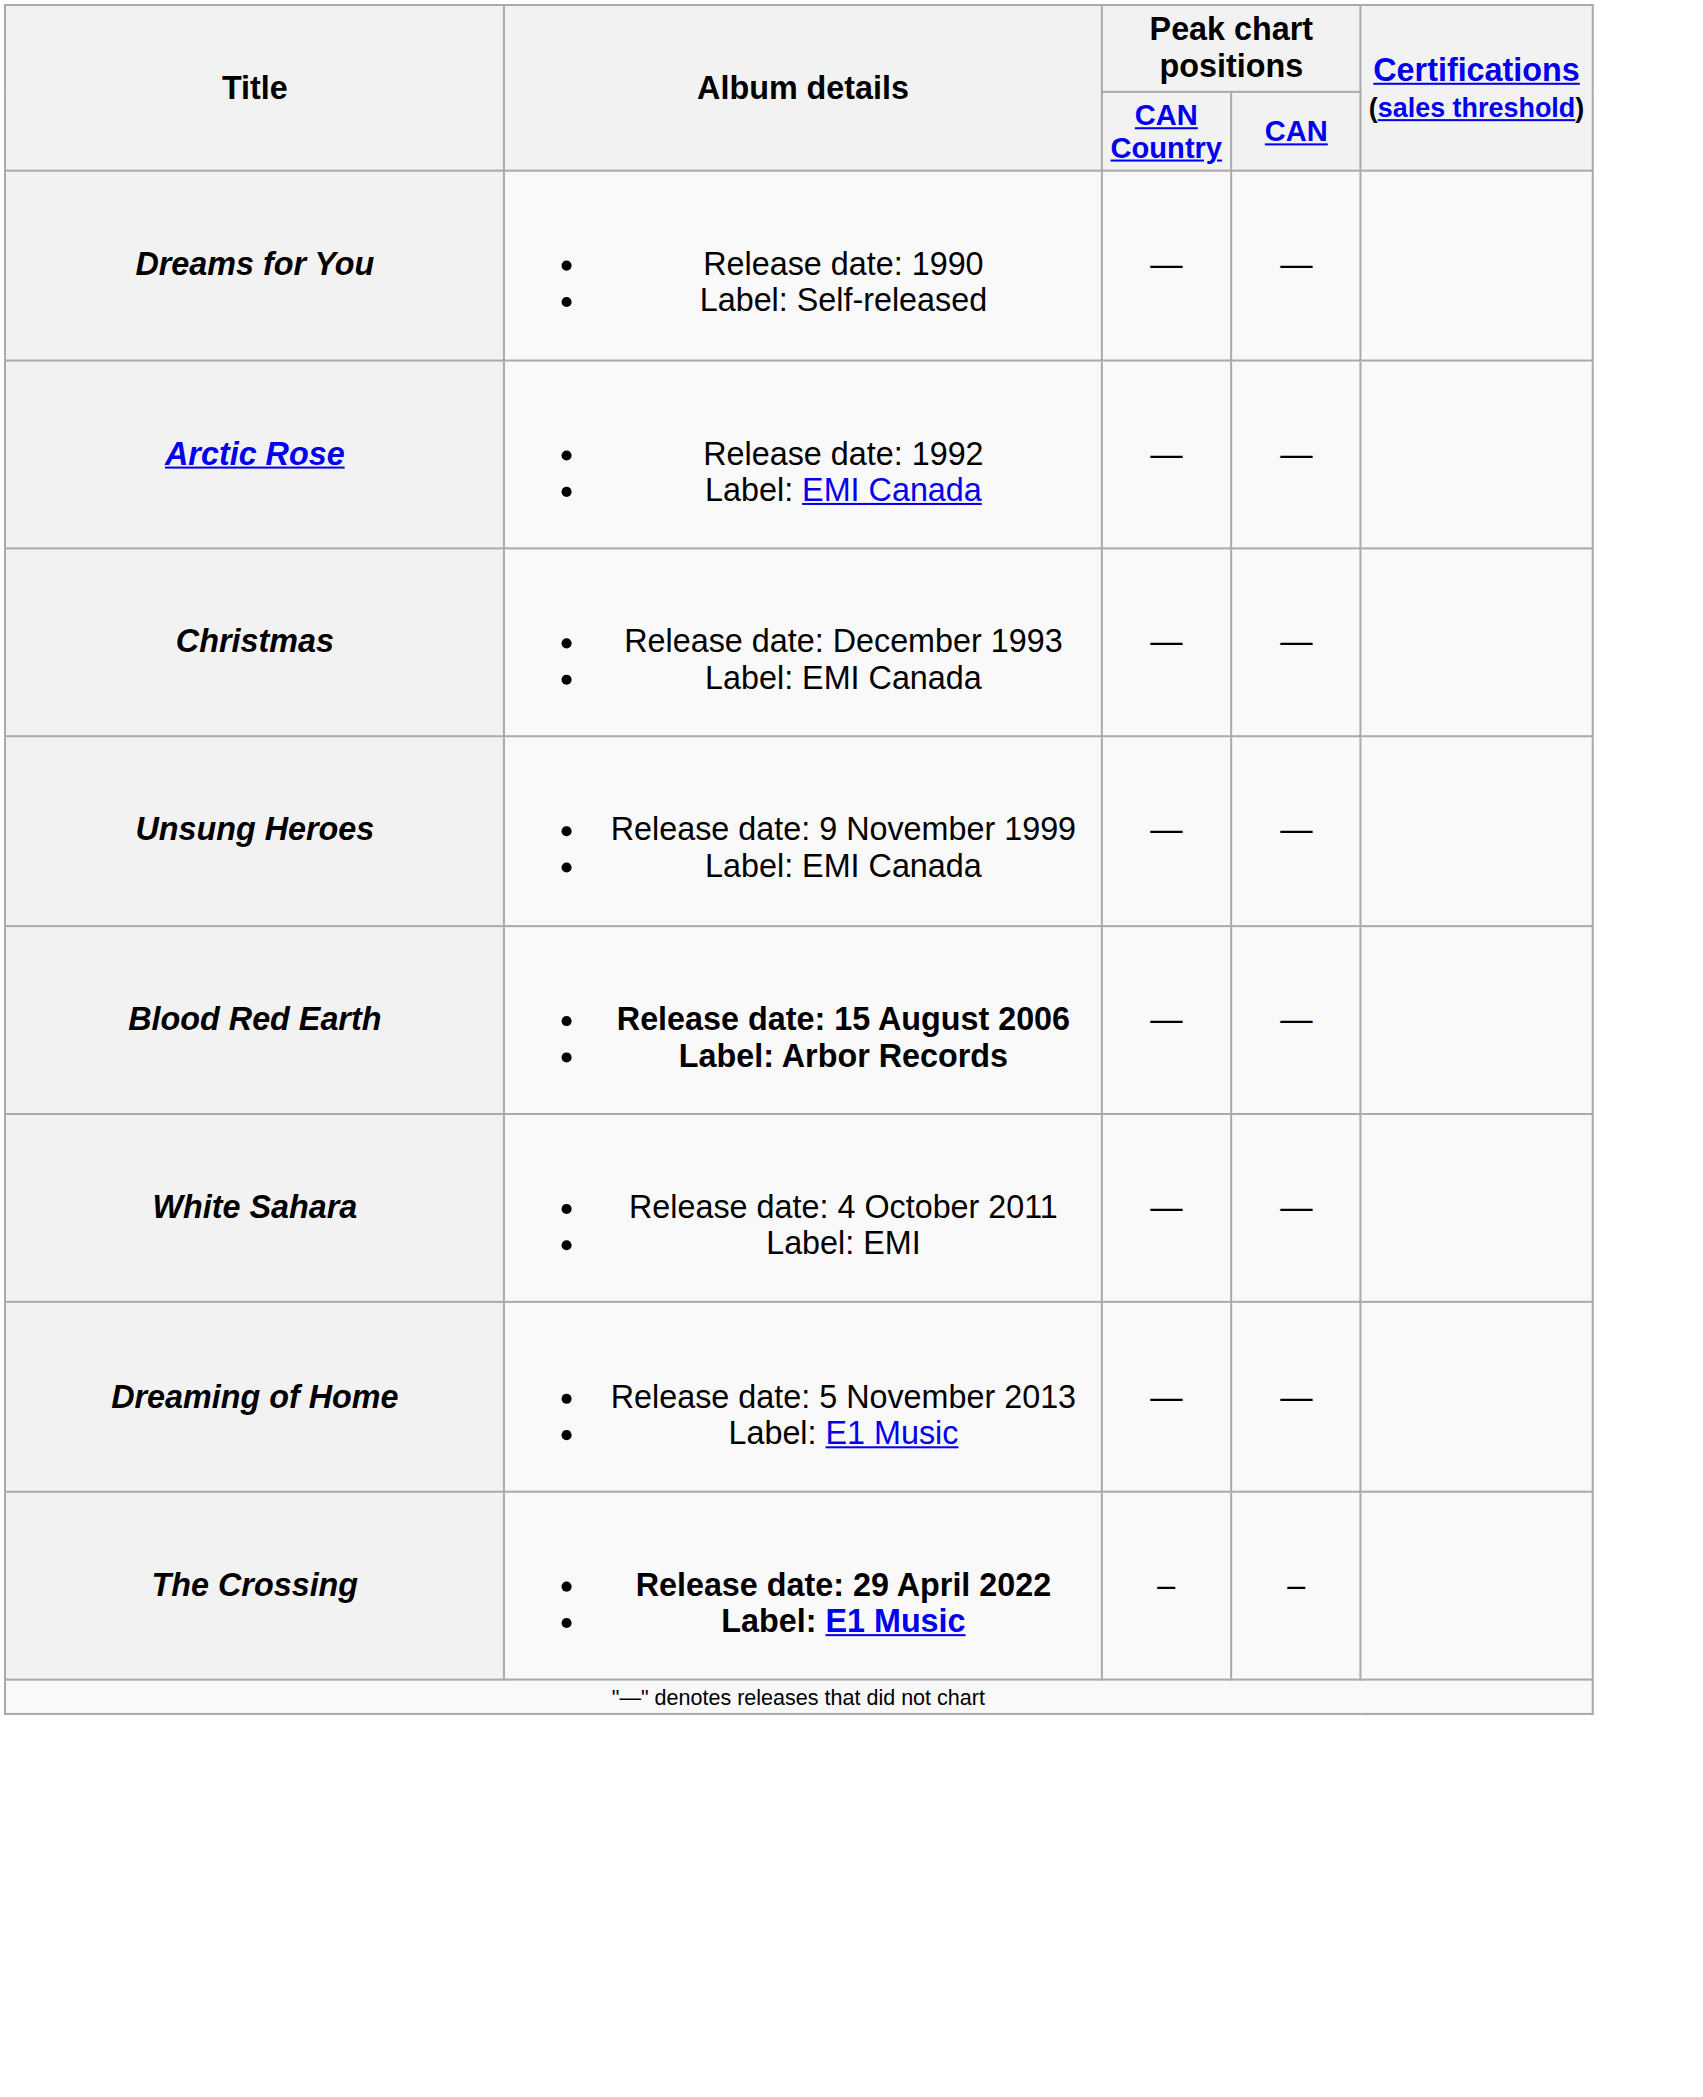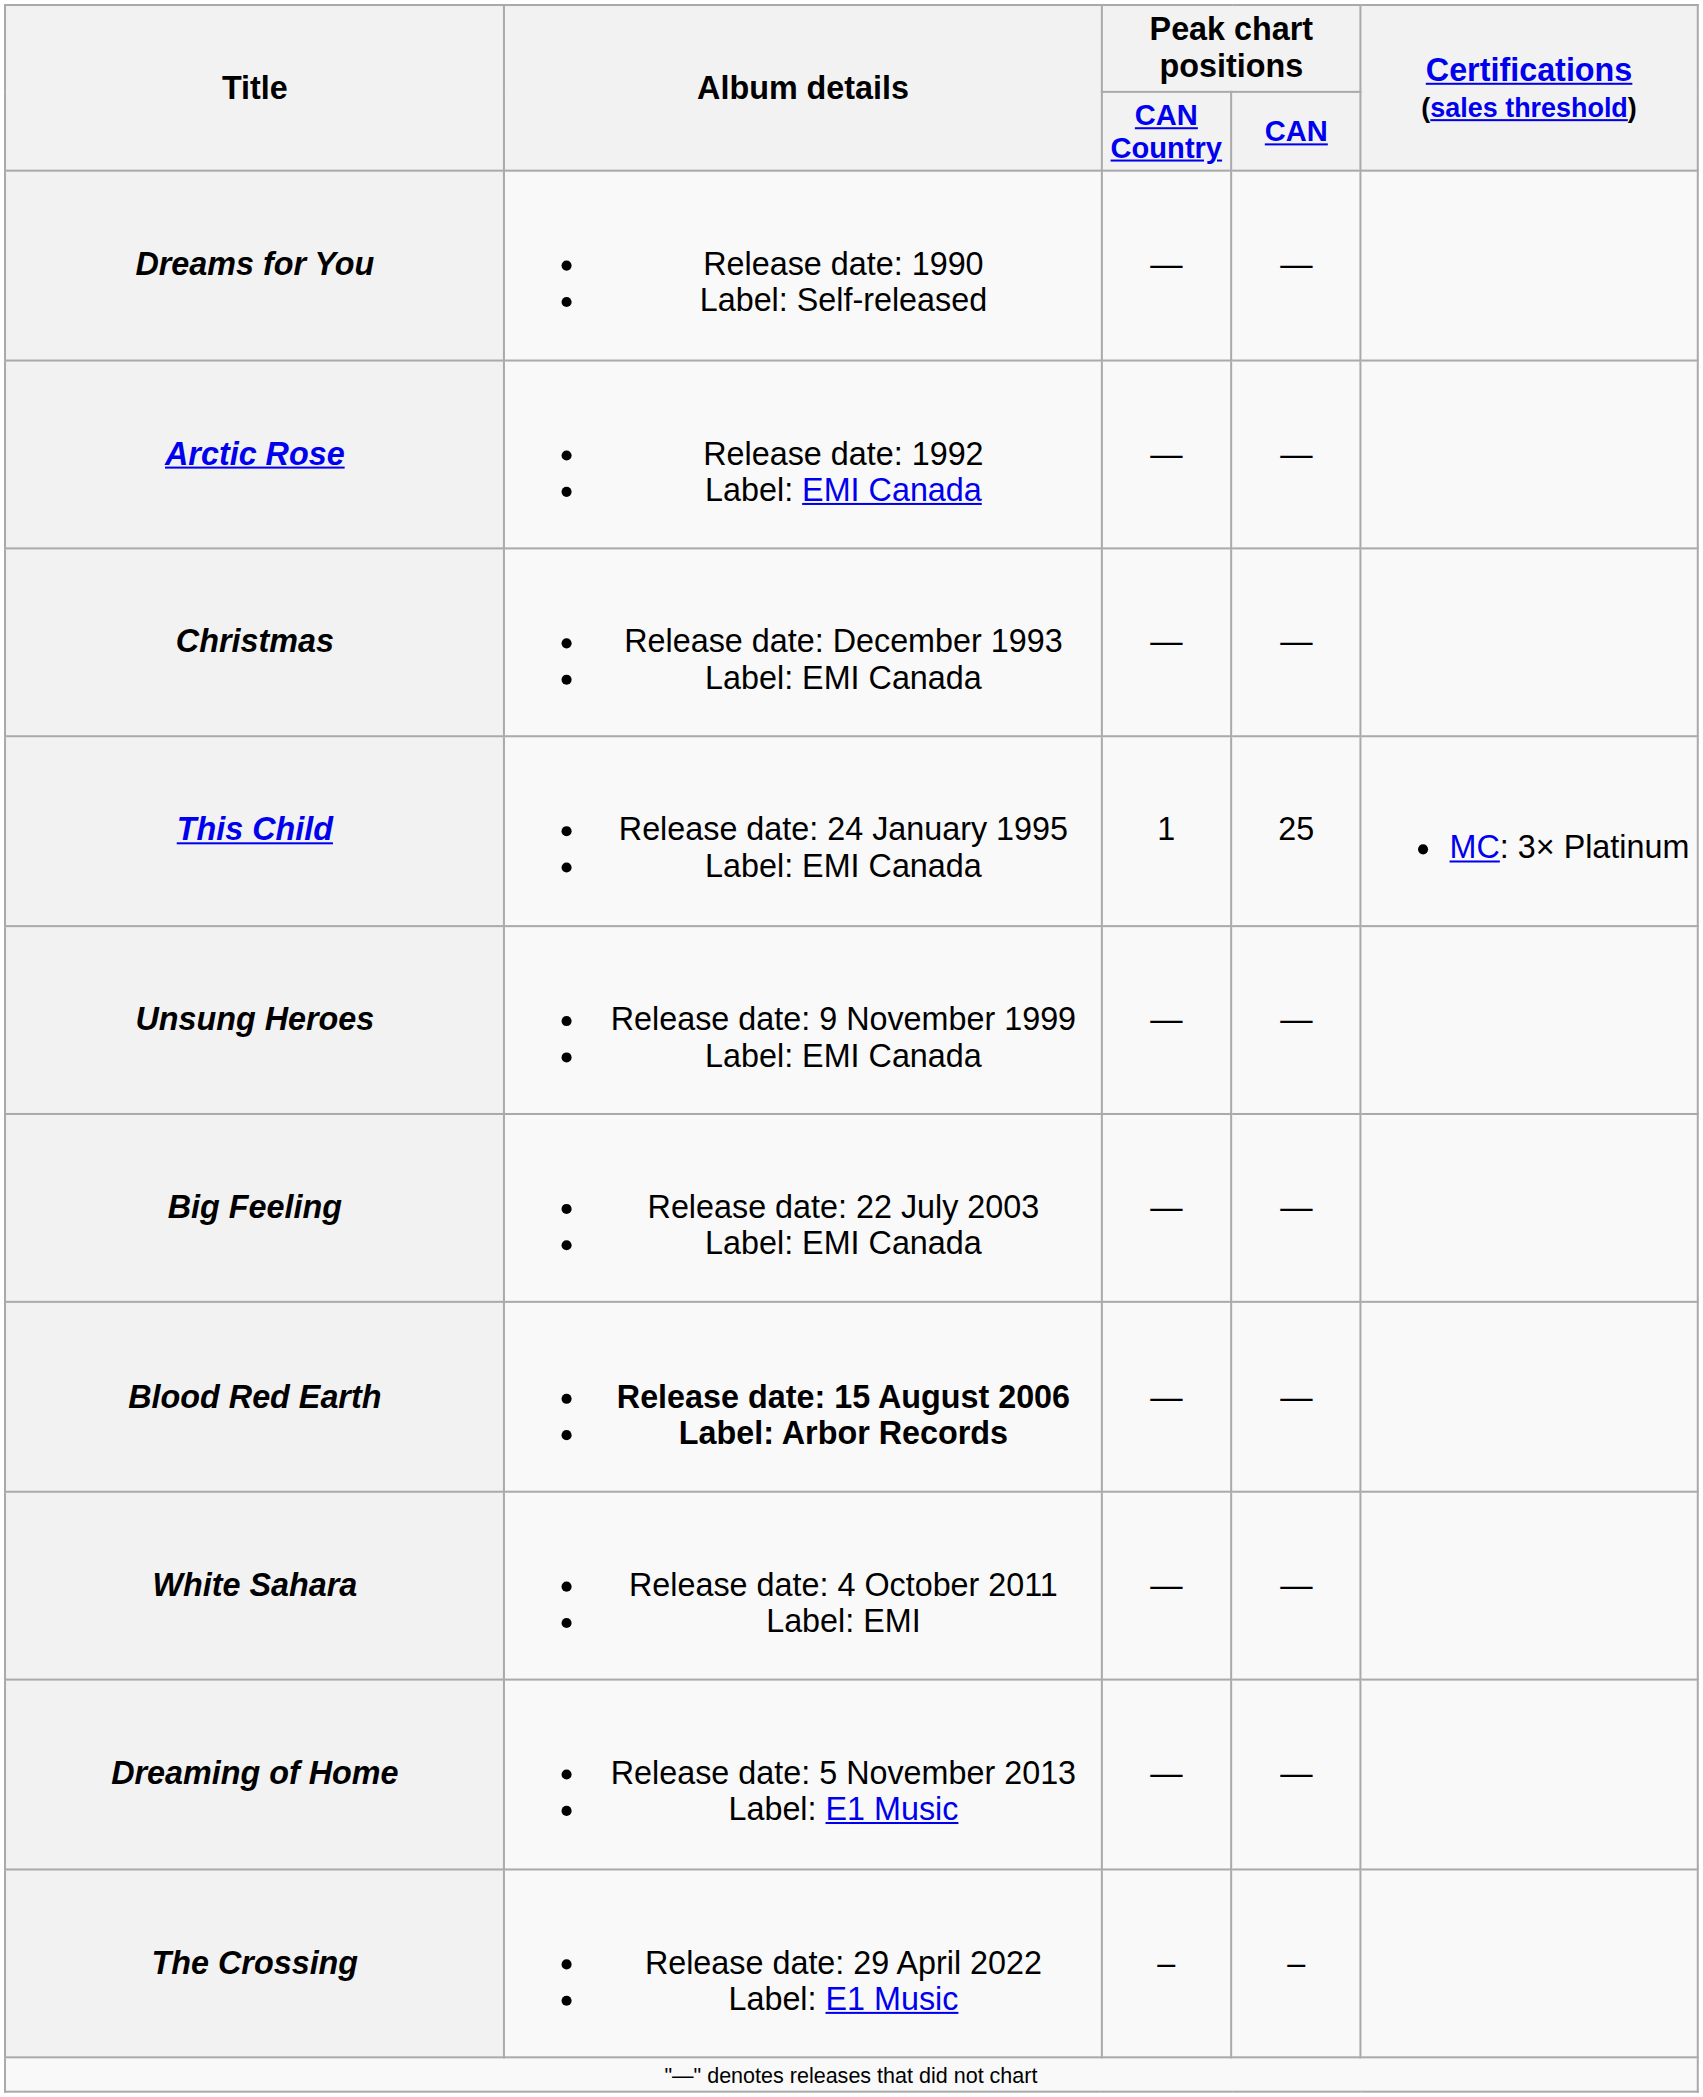+ row: (255, 830)
+ row: (255, 1207)
(803, 1604) bold -> (803, 1981) normal
